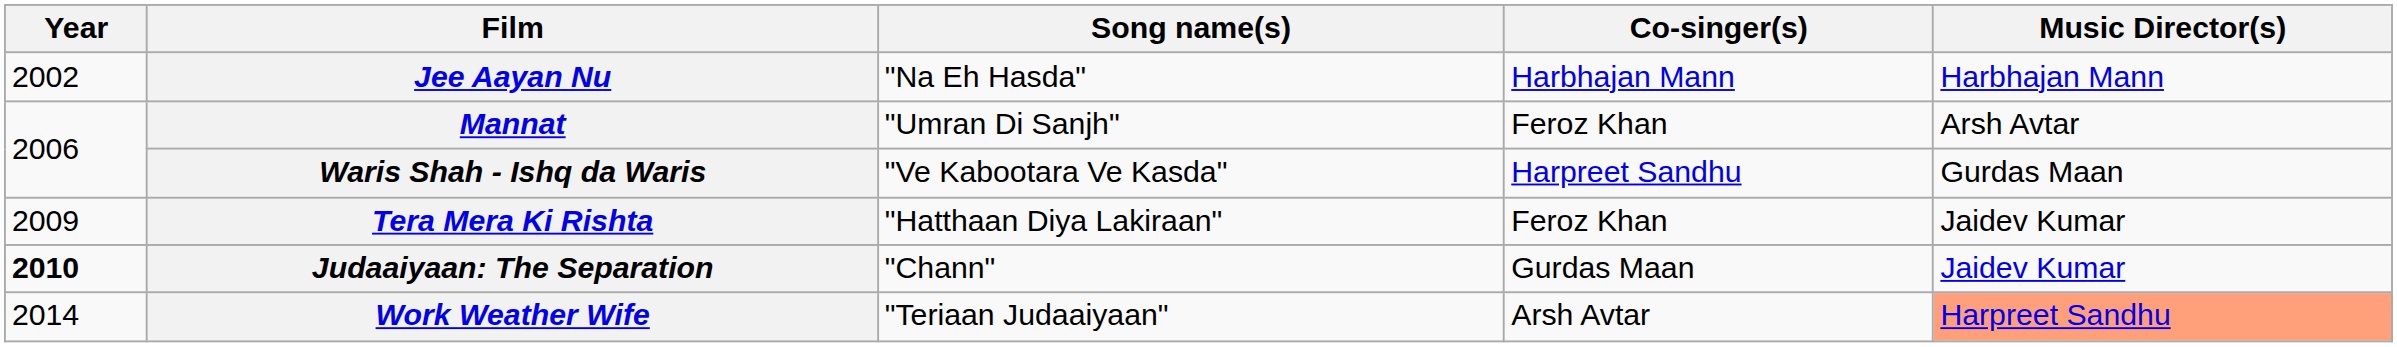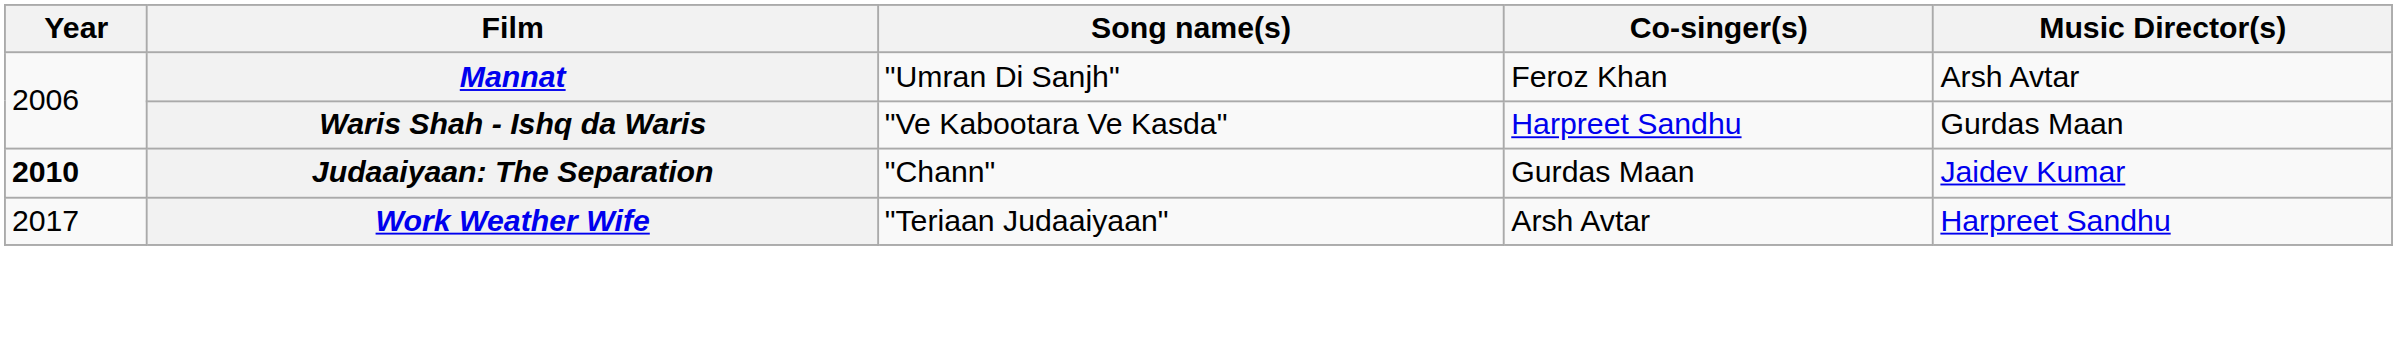- row: (513, 76)
- row: (513, 220)
(46, 316) 2014 -> (46, 220) 2017
(2056, 316) lightsalmon background -> (2056, 220) no background
